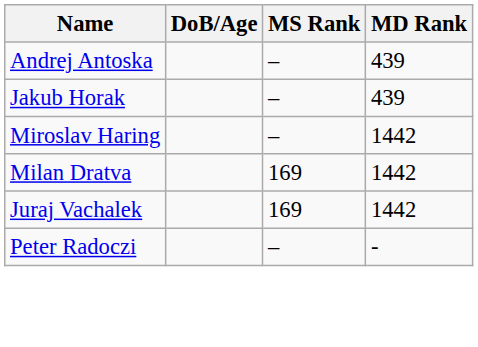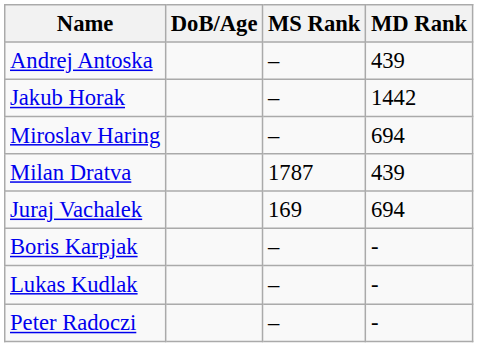(388, 98) 439 -> (394, 98) 1442
(394, 135) 1442 -> (388, 135) 694
(285, 172) 169 -> (291, 172) 1787
(394, 172) 1442 -> (388, 172) 439
(394, 210) 1442 -> (388, 210) 694
+ row: (74, 247)
+ row: (74, 284)
